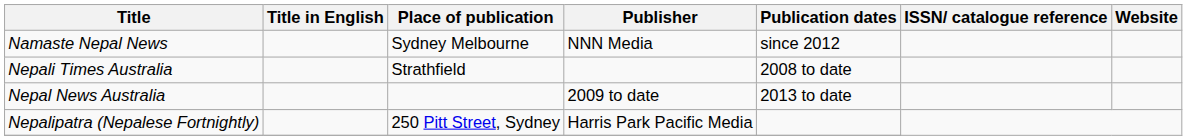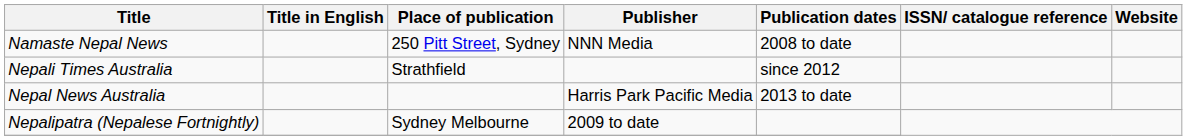(460, 43) Sydney Melbourne -> (476, 43) 250 Pitt Street, Sydney
(800, 43) since 2012 -> (806, 43) 2008 to date
(806, 69) 2008 to date -> (800, 69) since 2012
(613, 95) 2009 to date -> (660, 95) Harris Park Pacific Media
(476, 122) 250 Pitt Street, Sydney -> (460, 122) Sydney Melbourne
(660, 122) Harris Park Pacific Media -> (613, 122) 2009 to date
